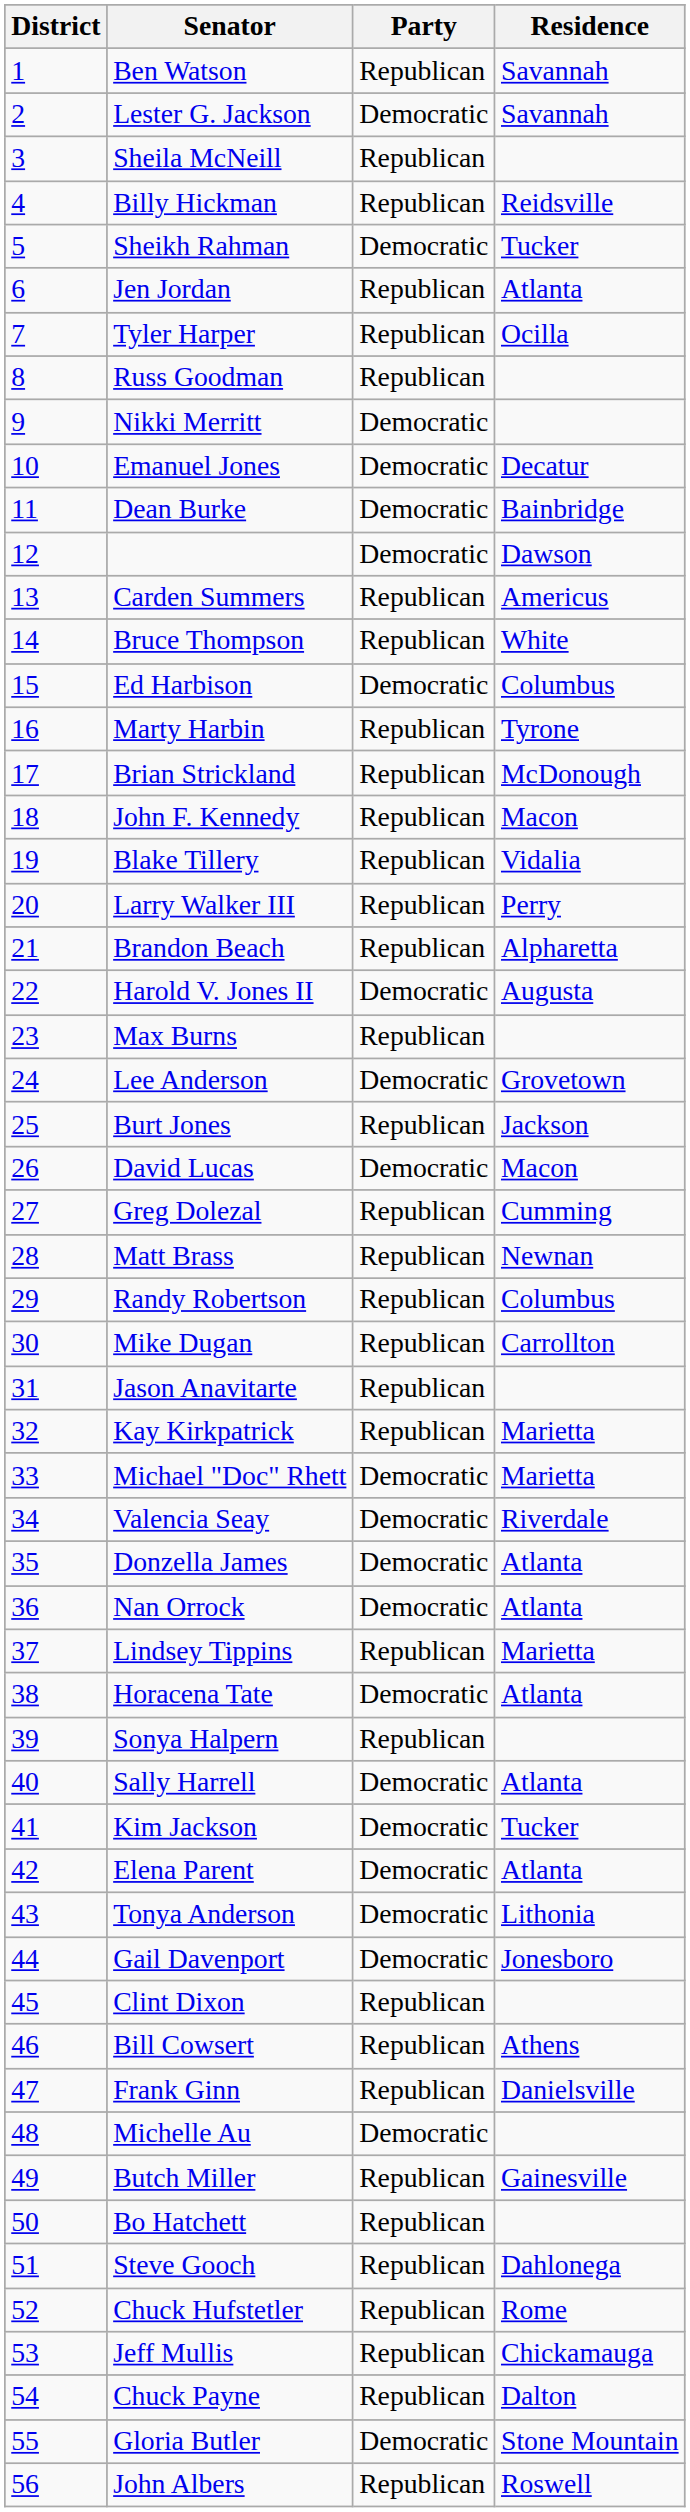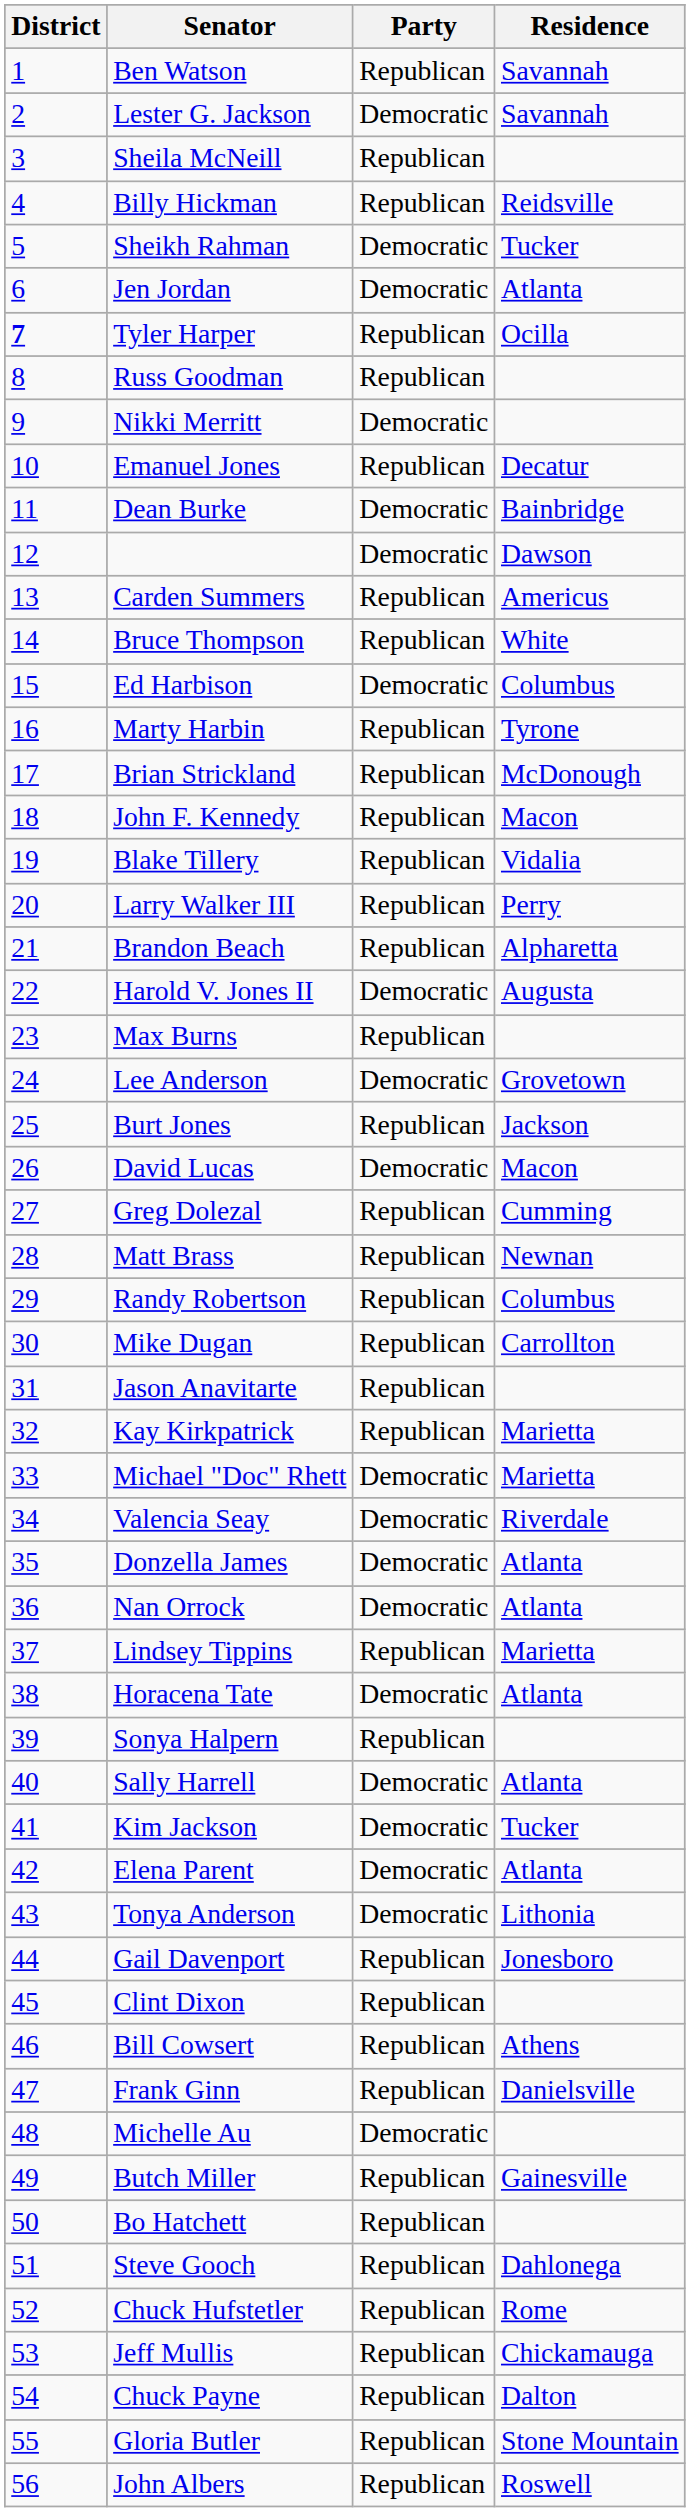(422, 289) Republican -> (424, 289) Democratic
(18, 333) normal -> (18, 333) bold
(424, 465) Democratic -> (422, 465) Republican
(424, 1957) Democratic -> (422, 1957) Republican
(424, 2440) Democratic -> (422, 2440) Republican
